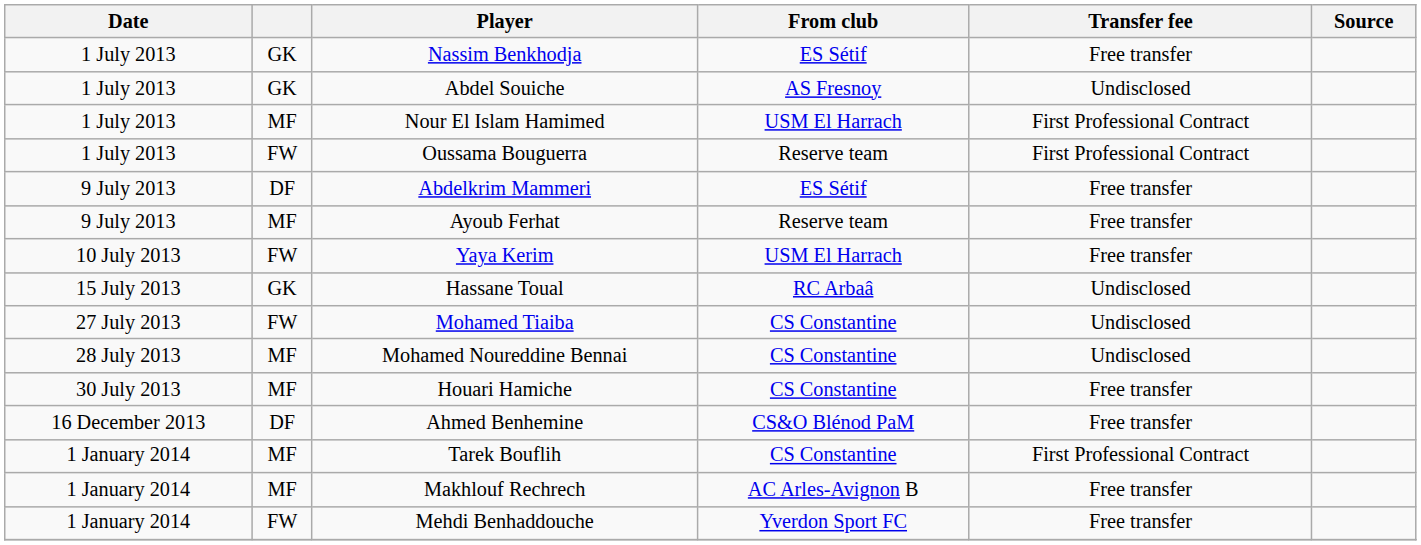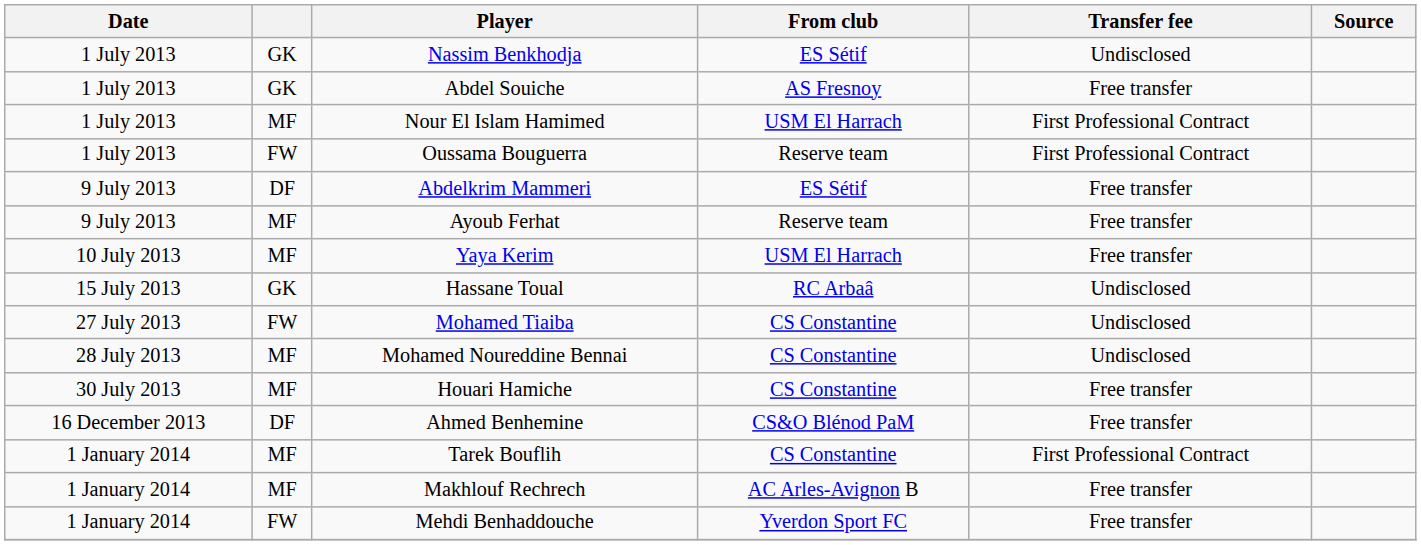(1141, 54) Free transfer -> (1141, 54) Undisclosed
(1141, 87) Undisclosed -> (1141, 87) Free transfer
(282, 254) FW -> (282, 254) MF
